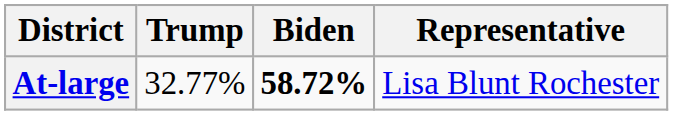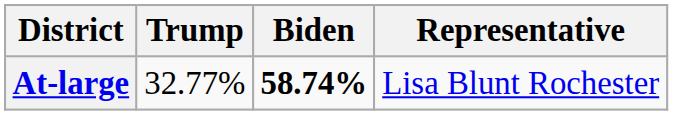(314, 82) 58.72% -> (314, 82) 58.74%
